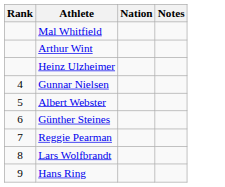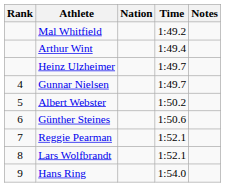+ column: (172, 13)
